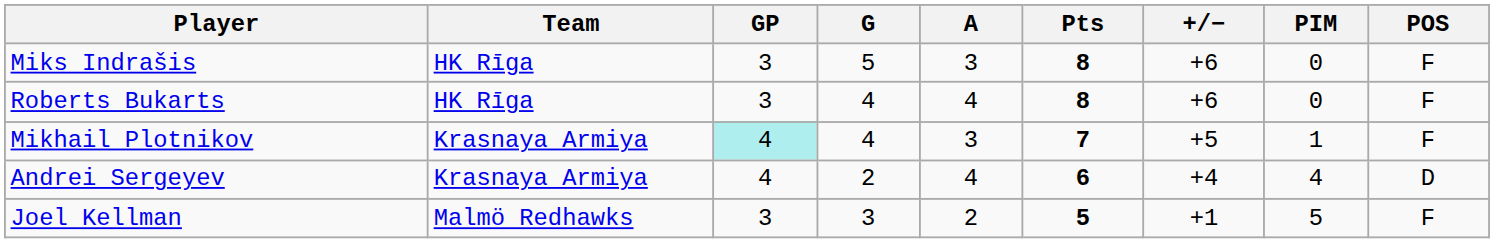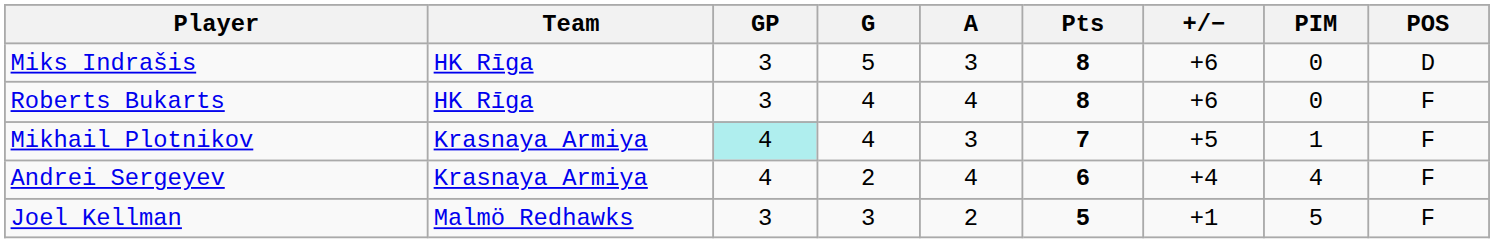(1428, 63) F -> (1428, 63) D
(1428, 179) D -> (1428, 179) F
